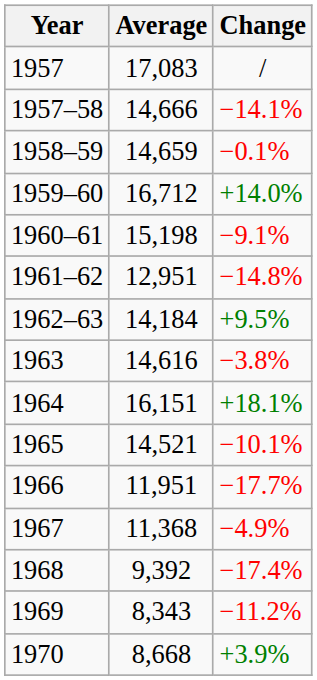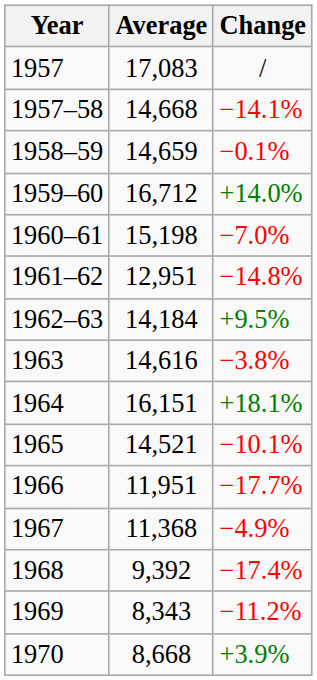(161, 109) 14,666 -> (161, 109) 14,668
(254, 235) −9.1% -> (254, 235) −7.0%
